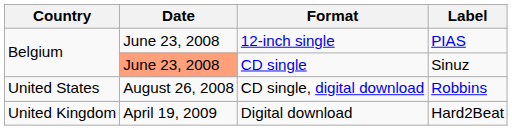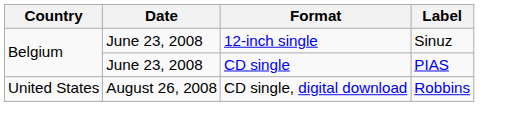(449, 40) PIAS -> (433, 40) Sinuz
(171, 64) lightsalmon background -> (154, 64) no background
(450, 64) Sinuz -> (432, 64) PIAS
- row: (297, 112)
